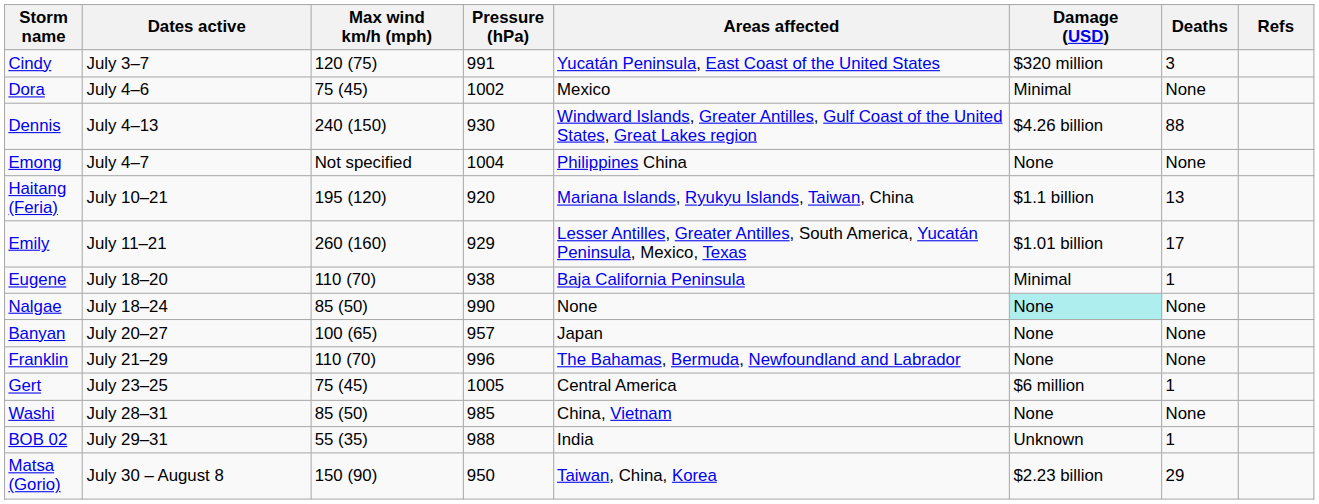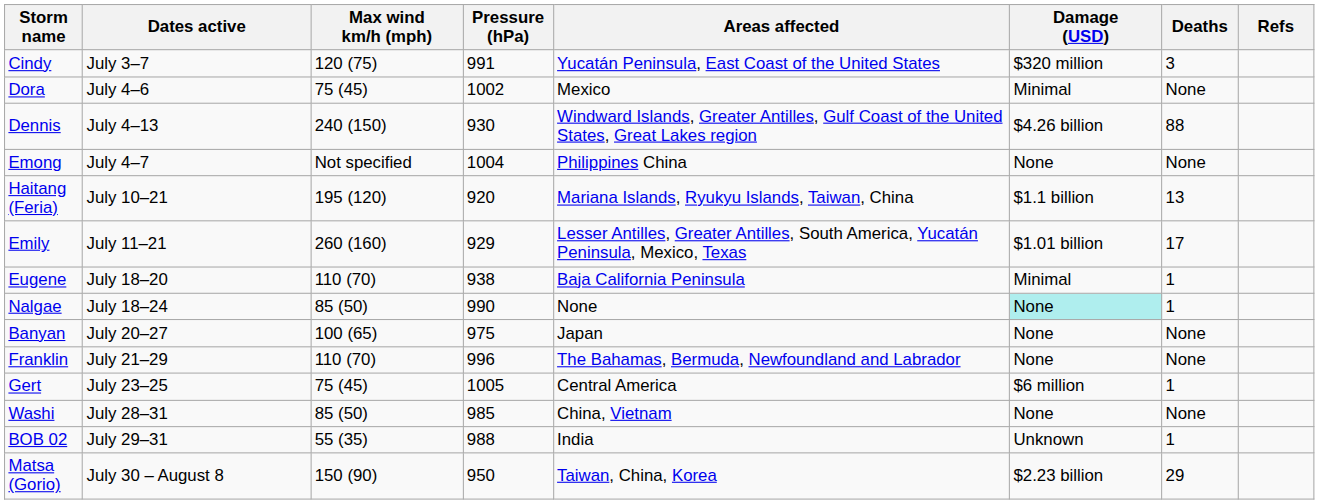(1186, 306) None -> (1170, 306) 1
(481, 333) 957 -> (481, 333) 975
